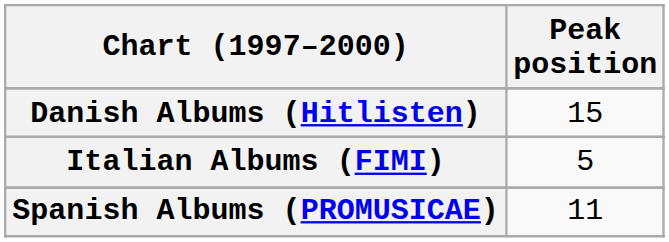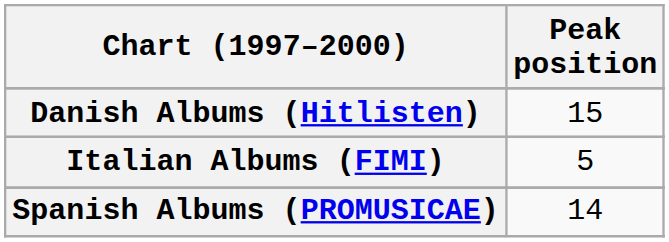(585, 211) 11 -> (585, 211) 14
